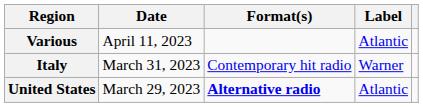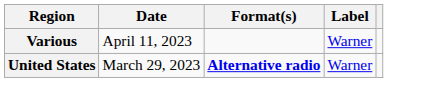(383, 41) Atlantic -> (350, 41) Warner
- row: (52, 65)
(383, 89) Atlantic -> (350, 65) Warner
